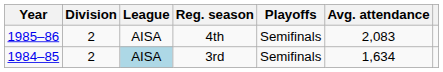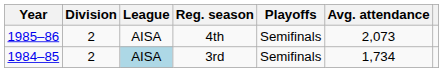(378, 36) 2,083 -> (378, 36) 2,073
(378, 57) 1,634 -> (378, 57) 1,734
